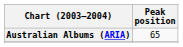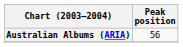(155, 35) 65 -> (155, 35) 56
